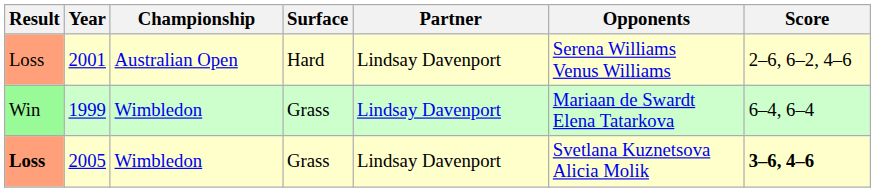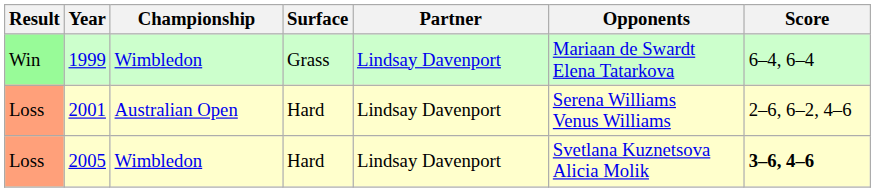rows swapped: (87, 110) <-> (87, 59)
(27, 161) bold -> (27, 161) normal
(308, 161) Grass -> (306, 161) Hard
